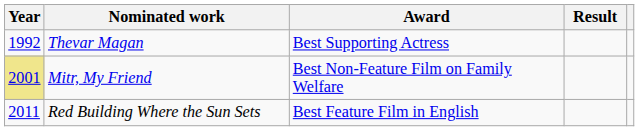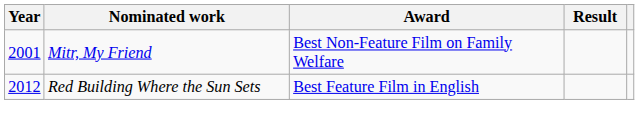- row: (96, 42)
(24, 77) khaki background -> (24, 52) no background
(24, 112) 2011 -> (24, 86) 2012
